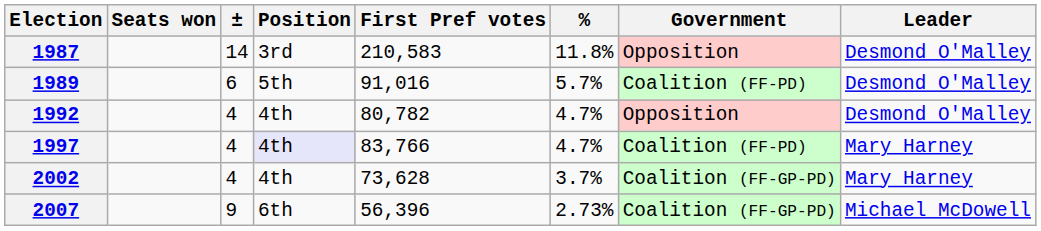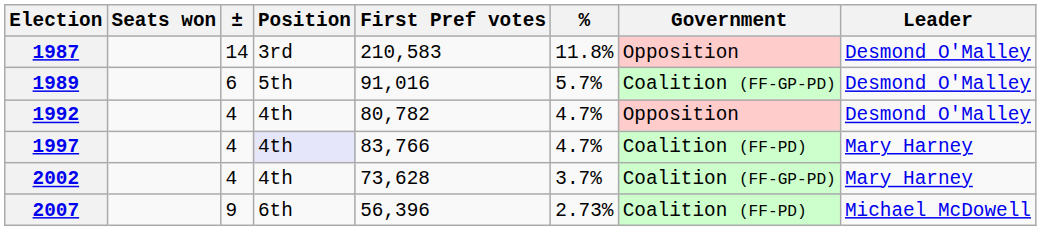(715, 84) Coalition (FF-PD) -> (729, 84) Coalition (FF-GP-PD)
(729, 210) Coalition (FF-GP-PD) -> (715, 210) Coalition (FF-PD)
